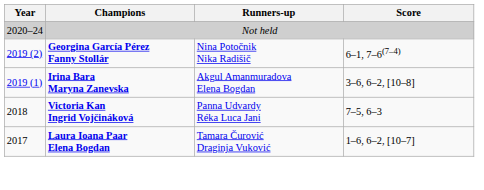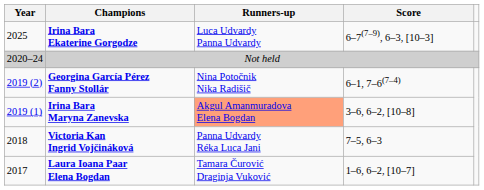+ row: (93, 36)
(244, 83) no background -> (244, 112) lightsalmon background
